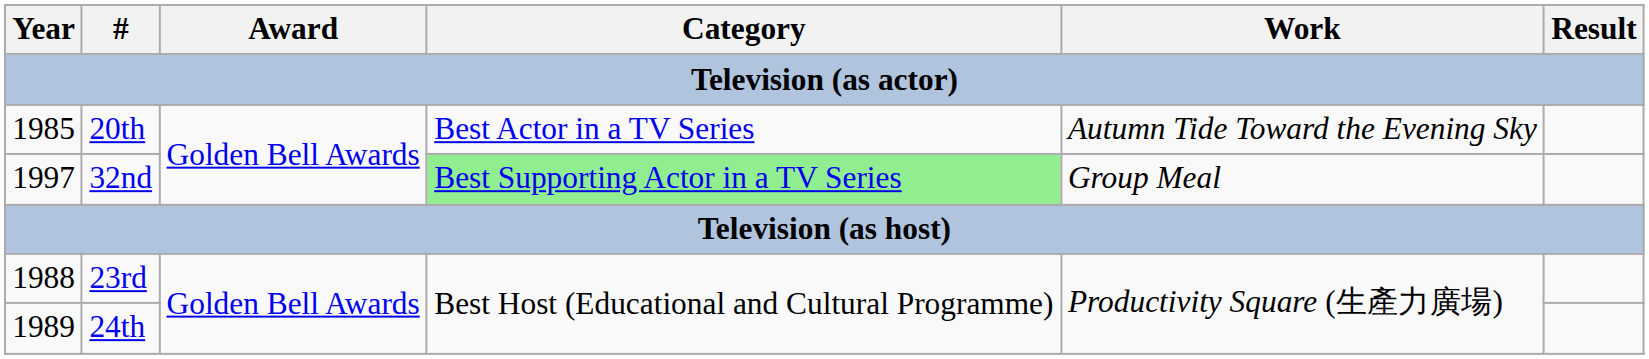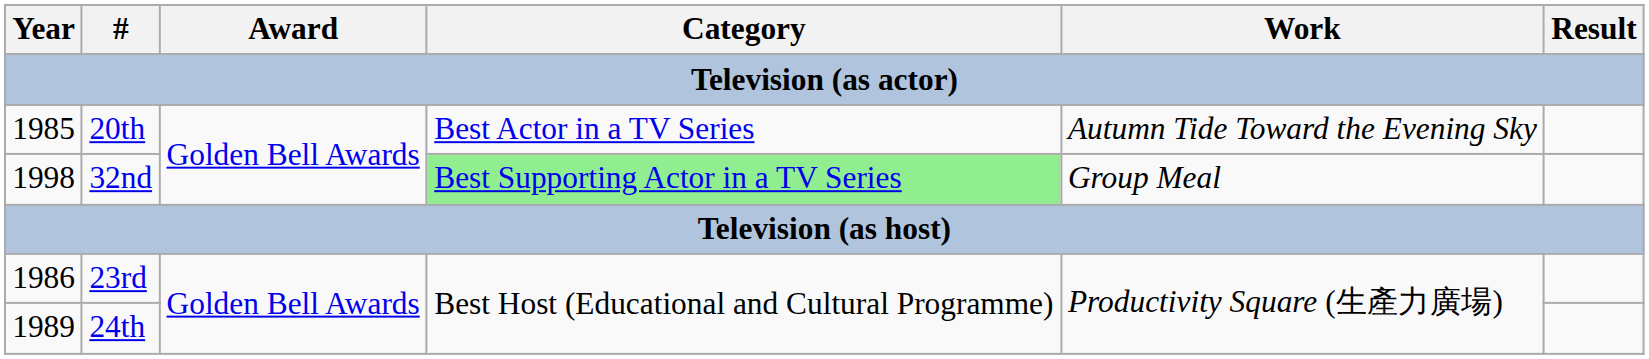(44, 178) 1997 -> (44, 178) 1998
(44, 278) 1988 -> (44, 278) 1986
